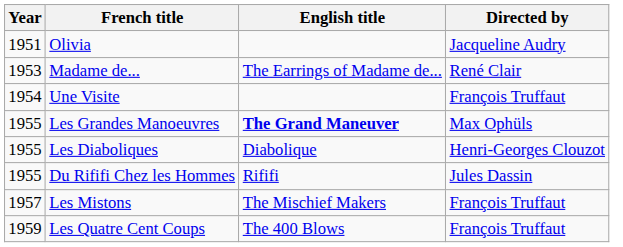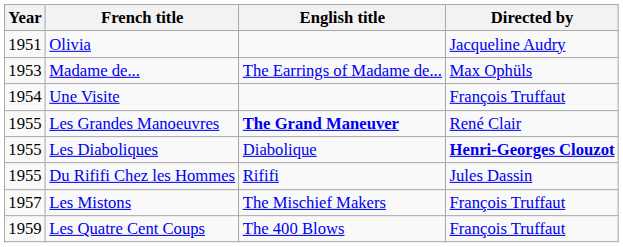(485, 70) René Clair -> (491, 70) Max Ophüls
(491, 123) Max Ophüls -> (485, 123) René Clair
(527, 149) normal -> (532, 149) bold
